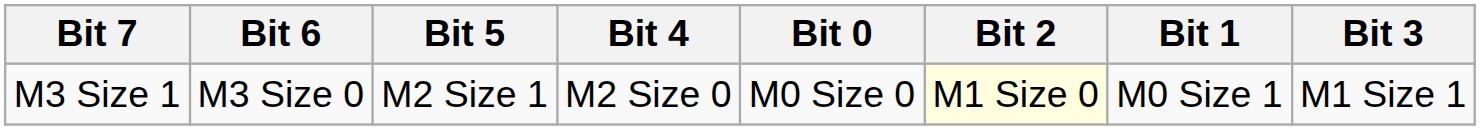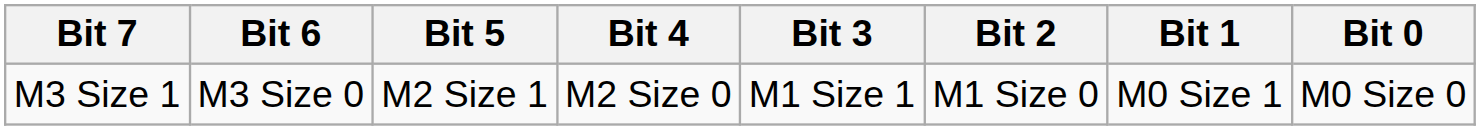columns swapped: (1383, 34) <-> (832, 34)
(1016, 93) lightyellow background -> (1016, 93) no background
